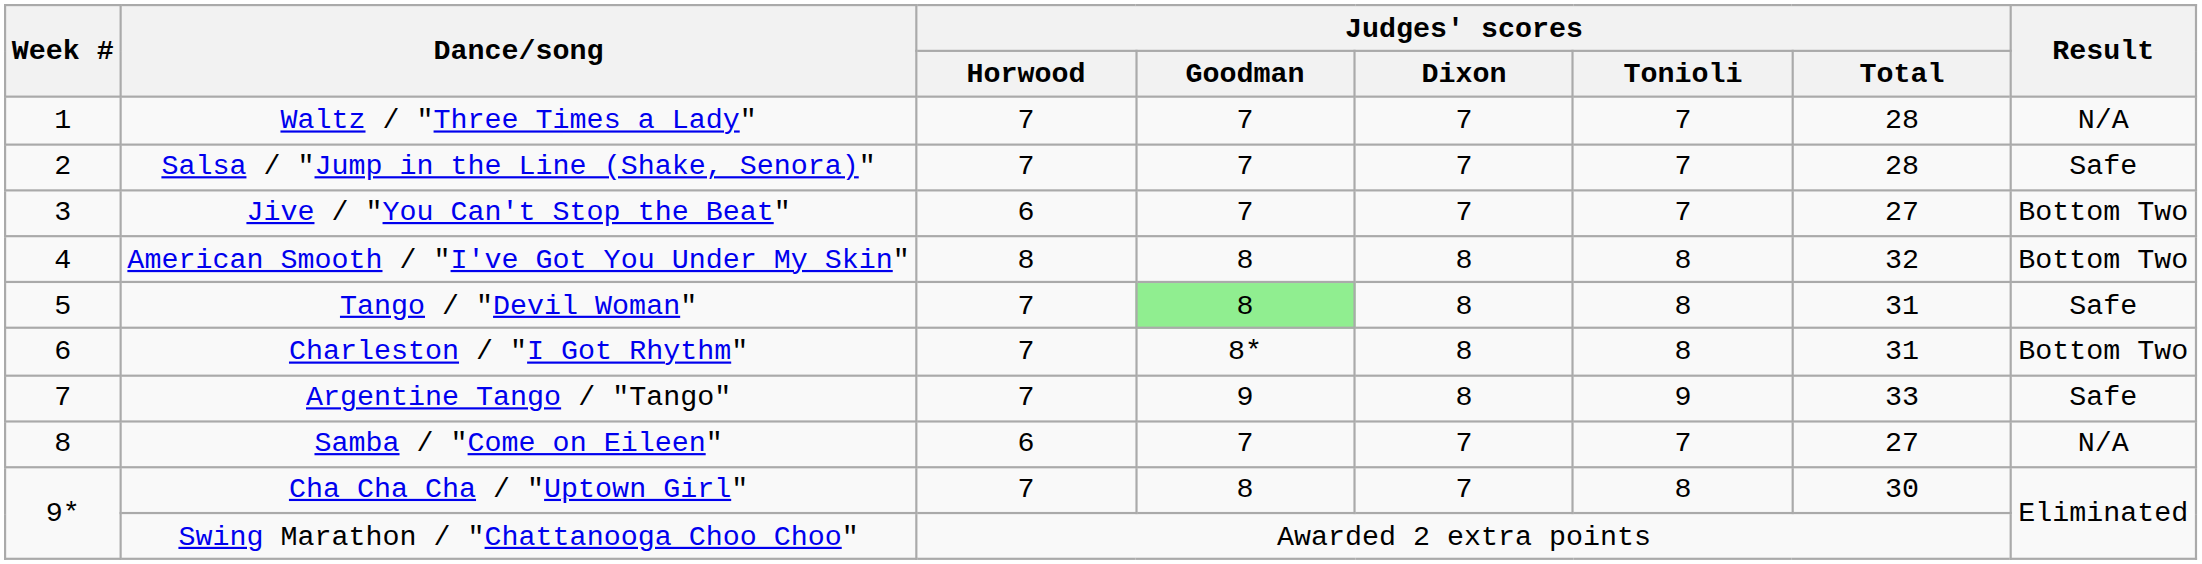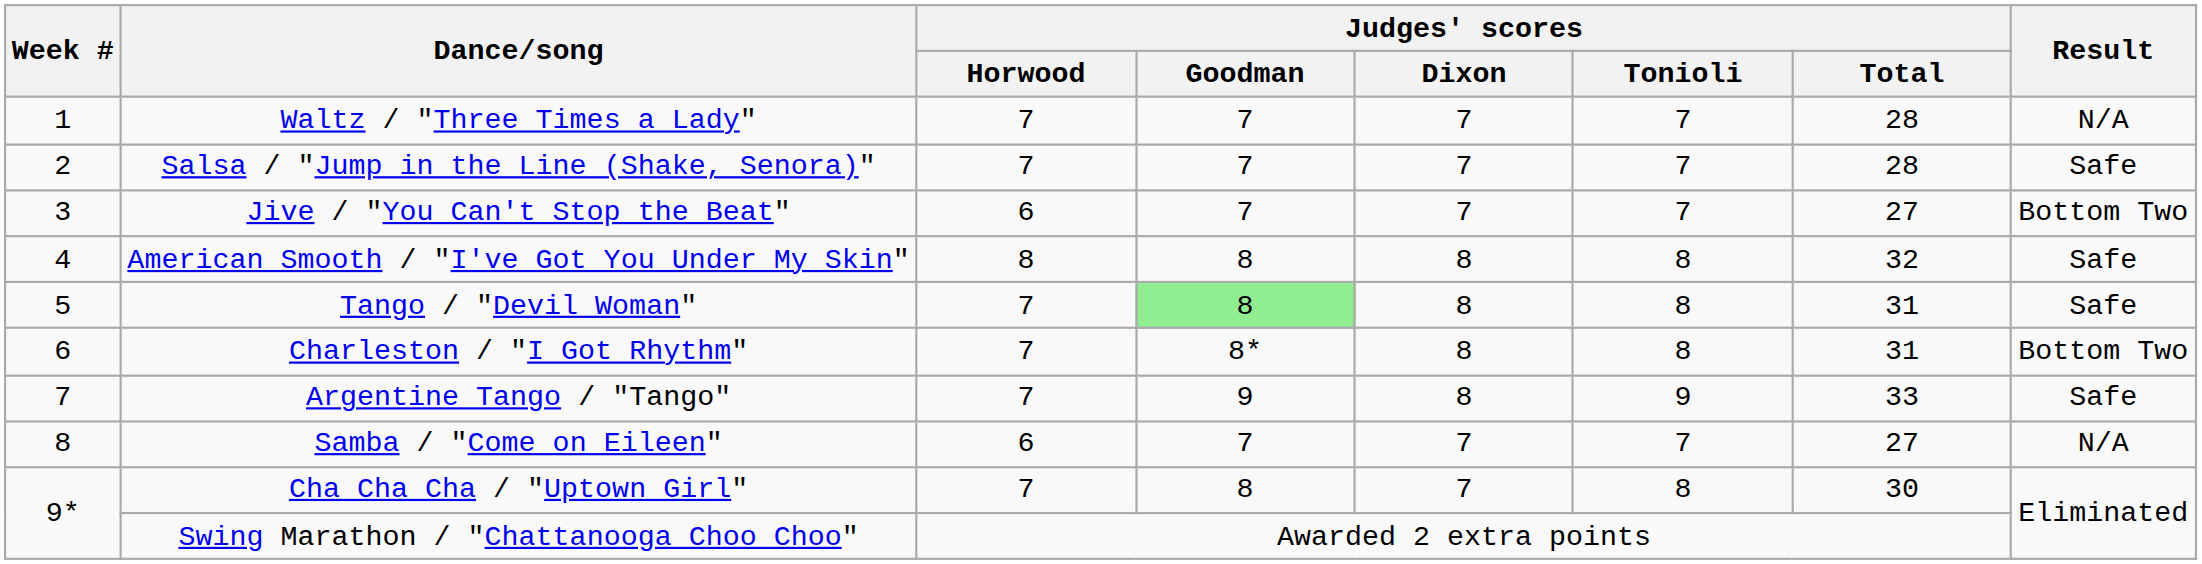(2103, 259) Bottom Two -> (2103, 259) Safe
